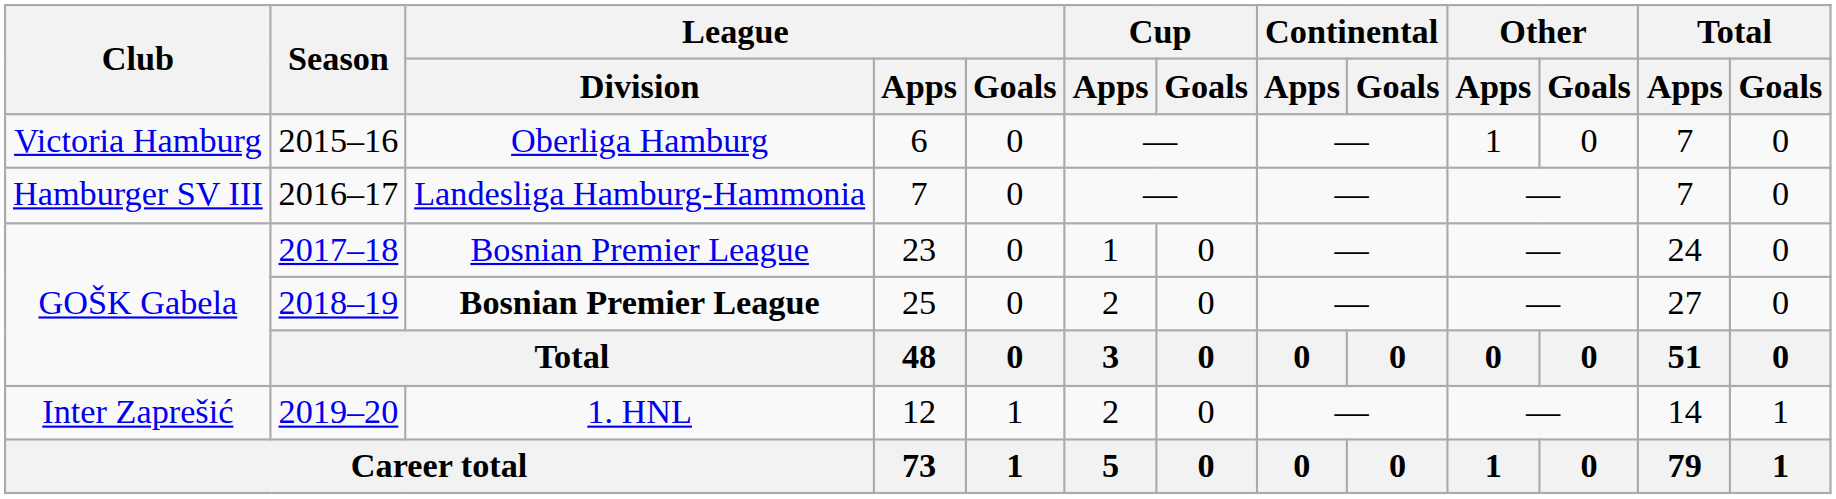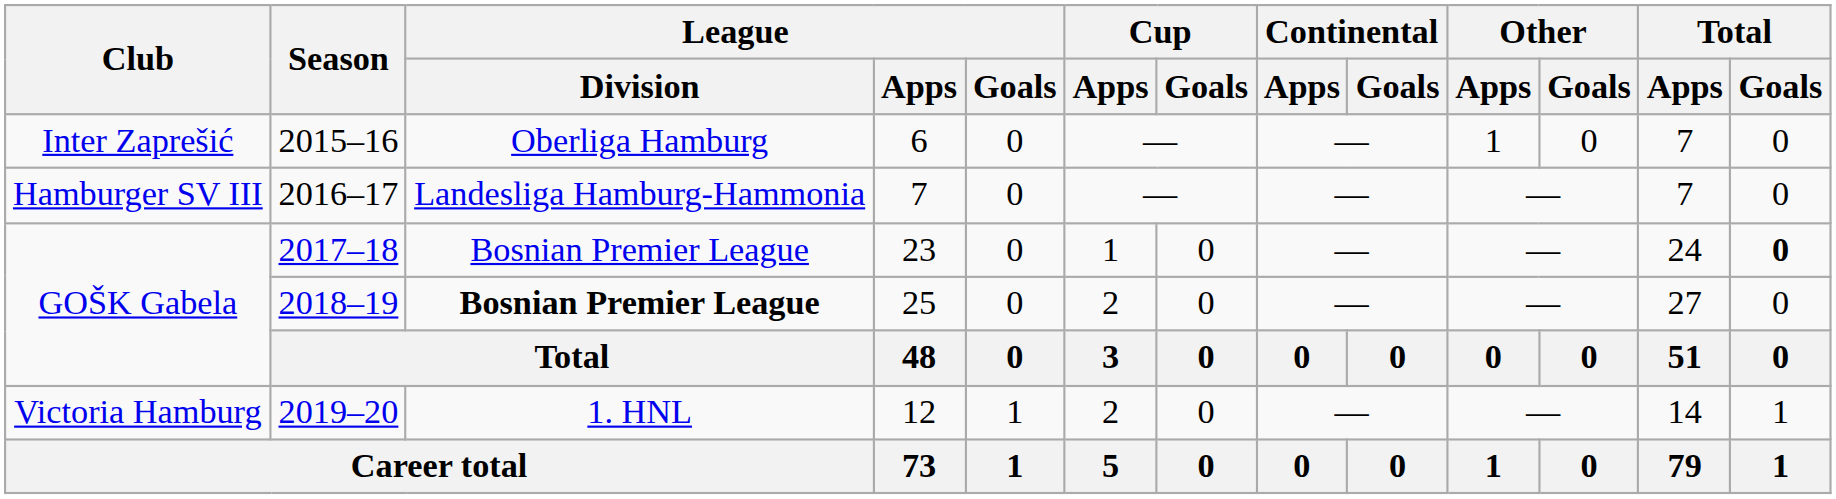(138, 140) Victoria Hamburg -> (138, 140) Inter Zaprešić
(1780, 248) normal -> (1780, 248) bold
(138, 411) Inter Zaprešić -> (138, 411) Victoria Hamburg
